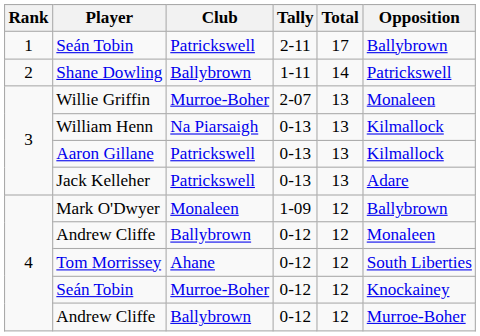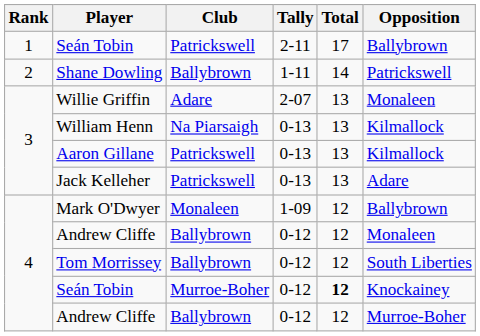(220, 99) Murroe-Boher -> (191, 99) Adare
(193, 262) Ahane -> (211, 262) Ballybrown
(340, 289) normal -> (340, 289) bold
